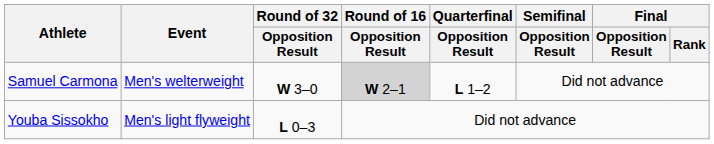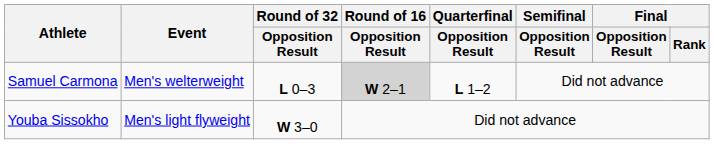(297, 90) W 3–0 -> (297, 90) L 0–3
(297, 128) L 0–3 -> (297, 128) W 3–0
